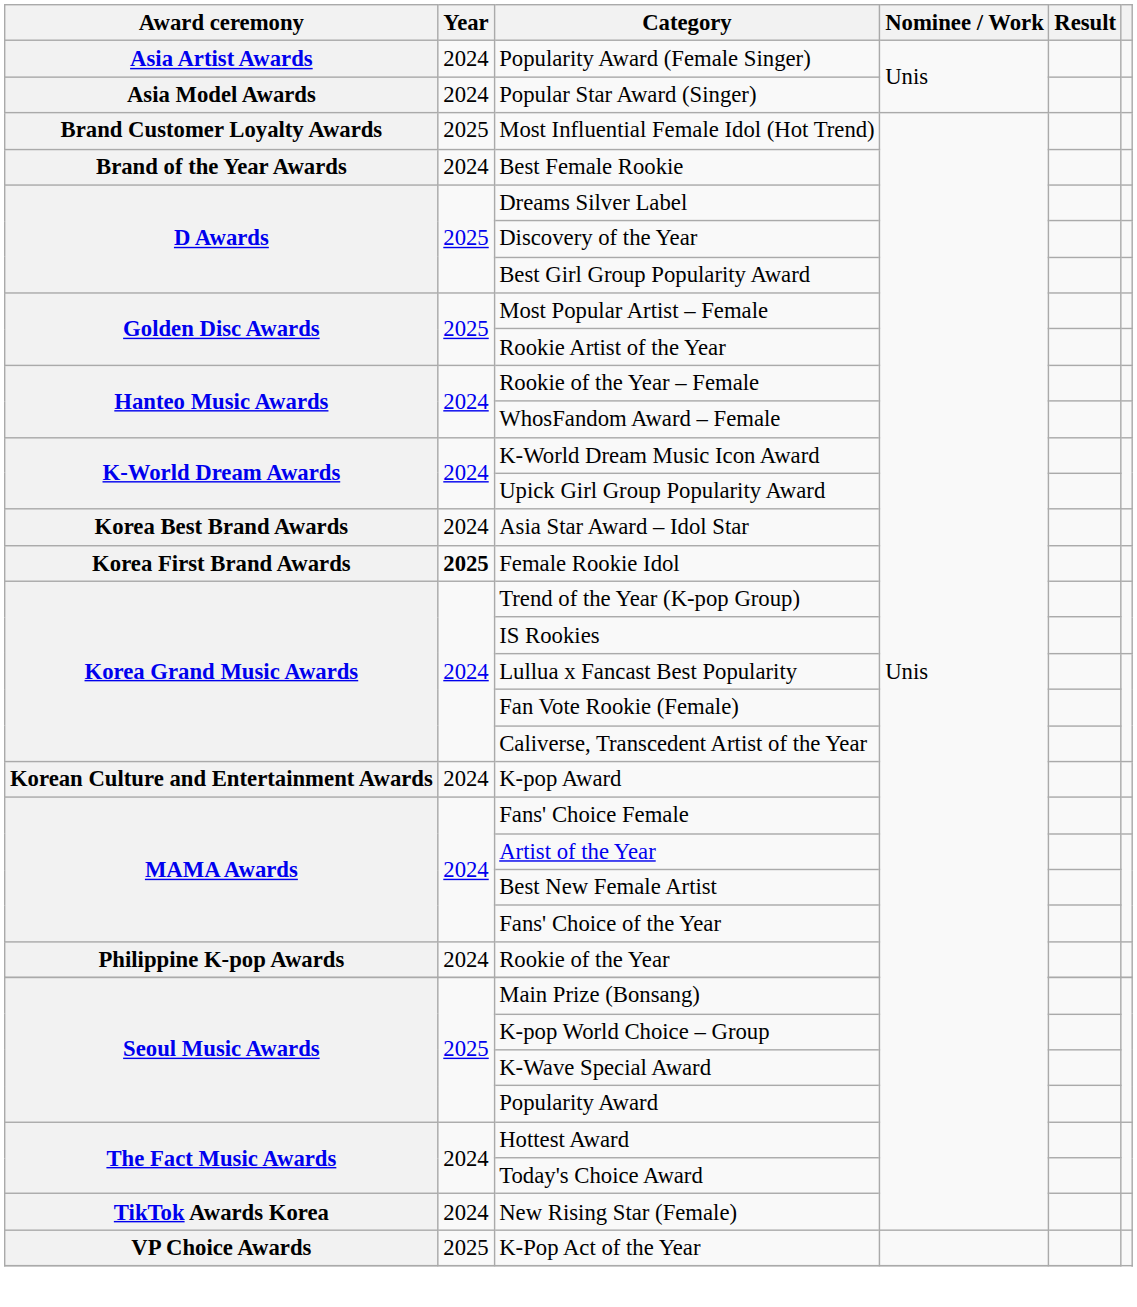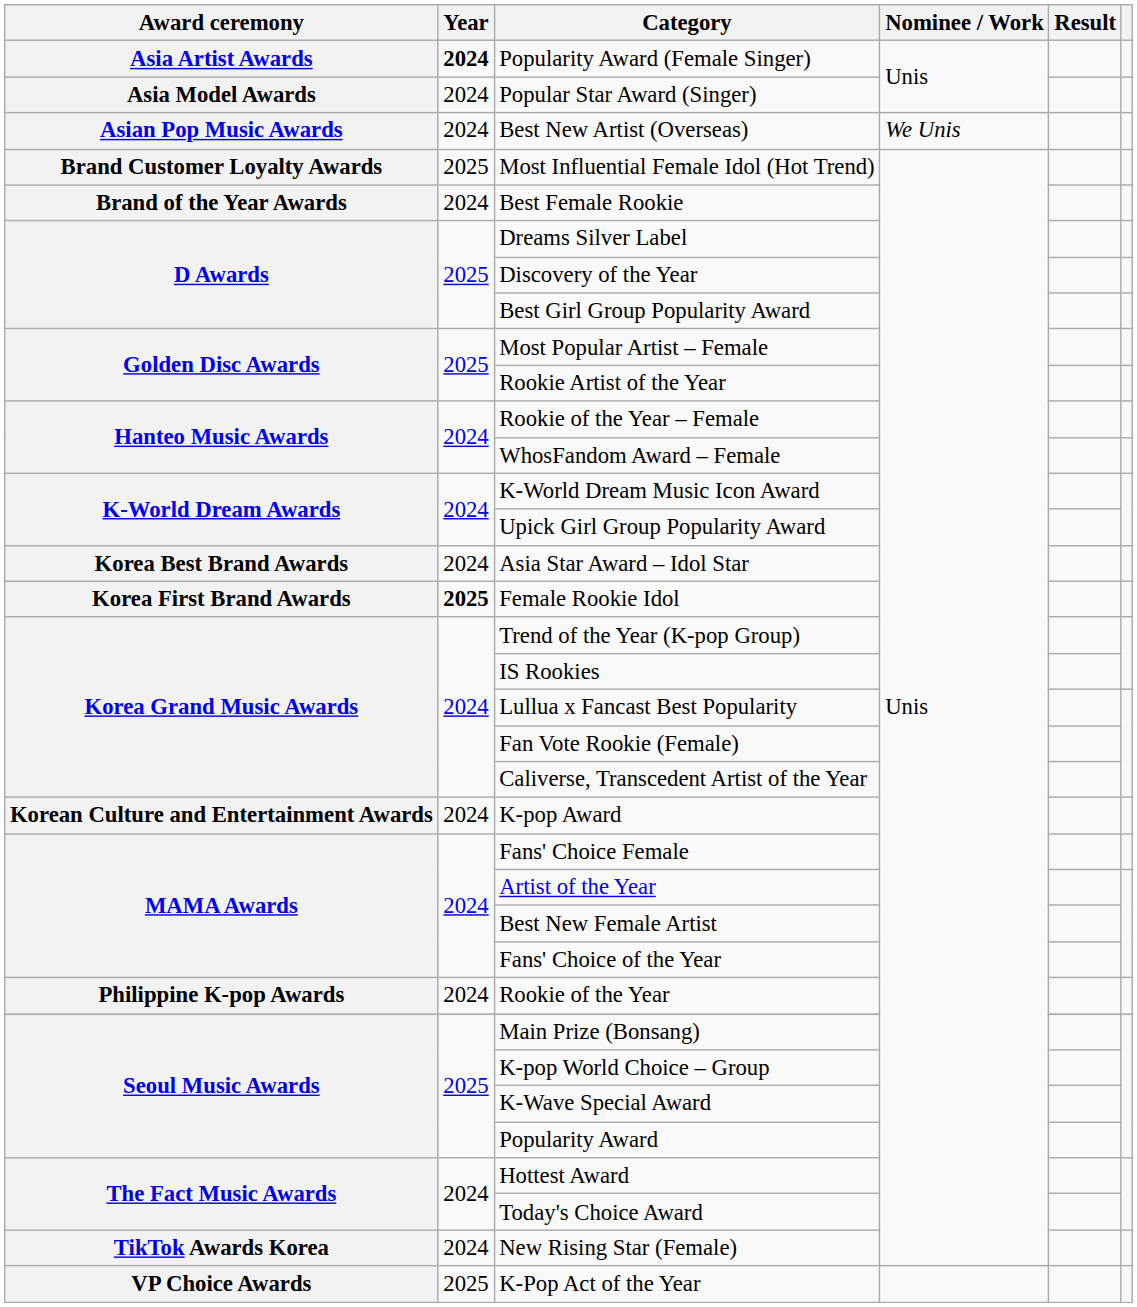(466, 58) normal -> (466, 58) bold
+ row: (624, 130)
